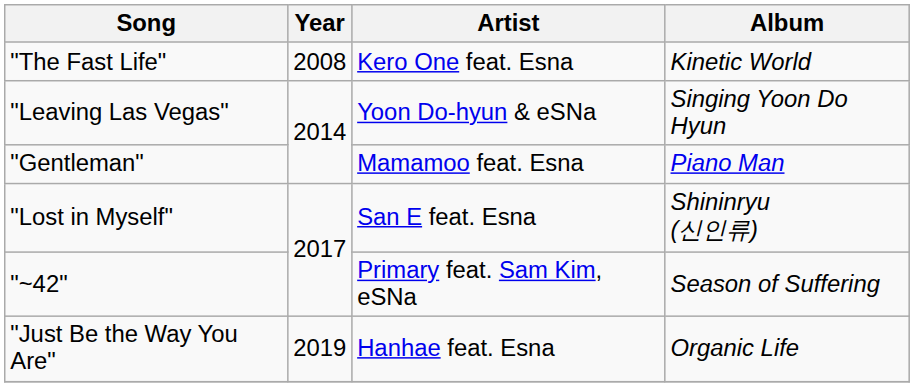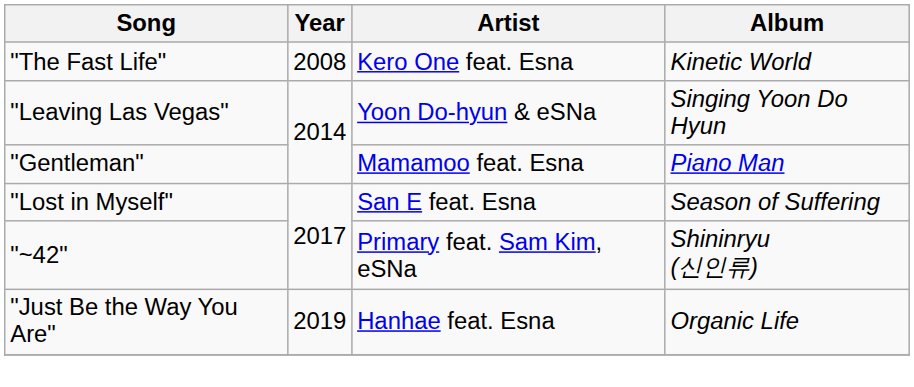(720, 215) Shininryu (신인류) -> (775, 201) Season of Suffering
(775, 283) Season of Suffering -> (720, 253) Shininryu (신인류)
